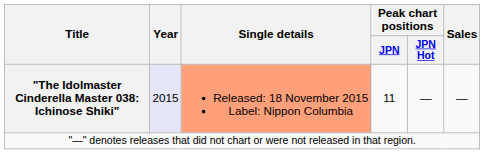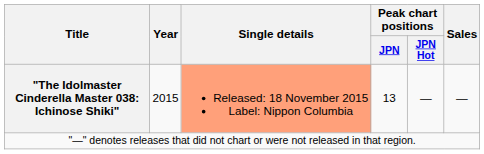(166, 98) lavender background -> (166, 98) no background
(389, 98) 11 -> (389, 98) 13
